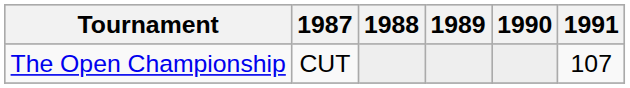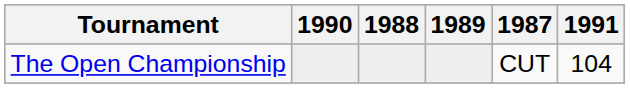columns swapped: (325, 25) <-> (525, 25)
(591, 64) 107 -> (591, 64) 104
